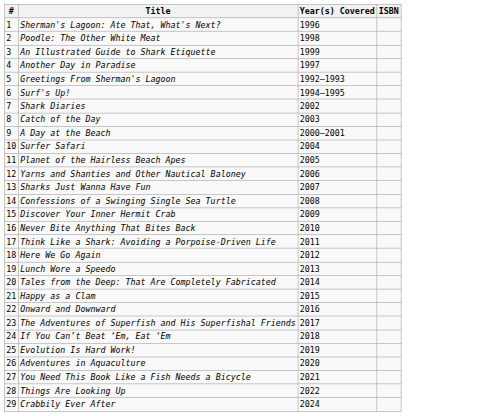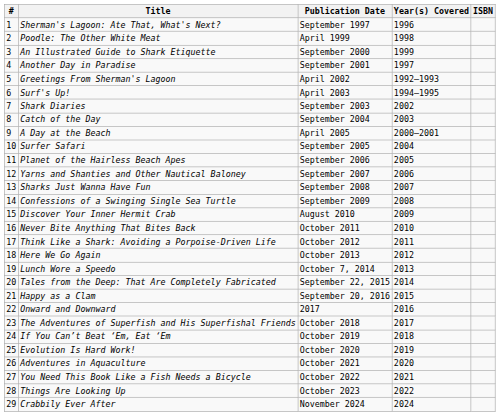+ column: (345, 11)
